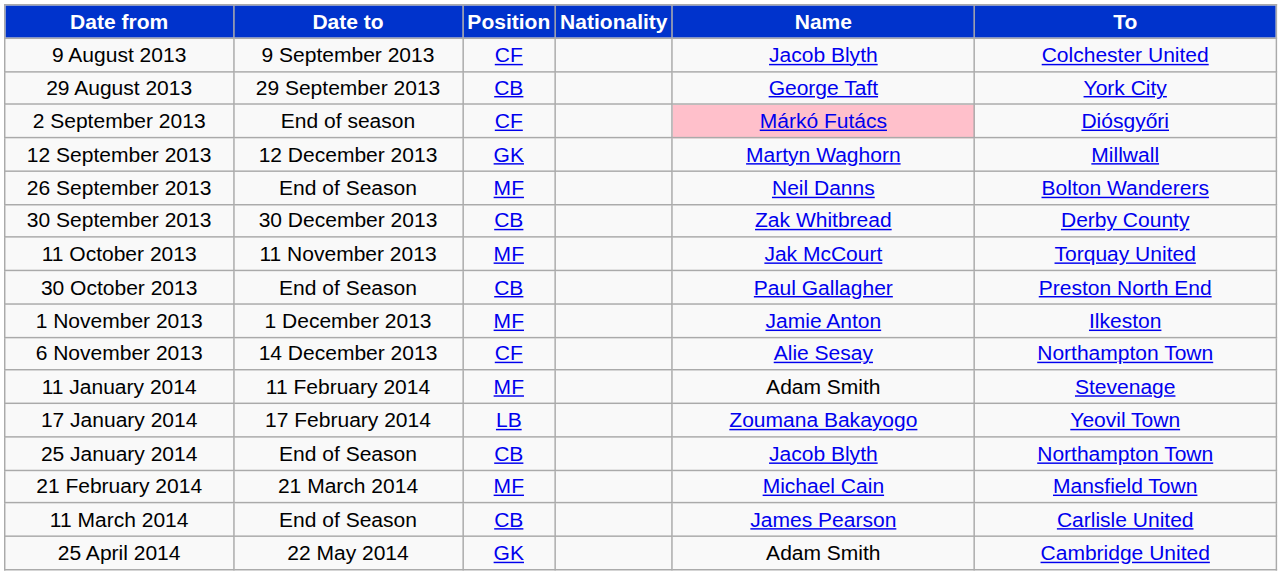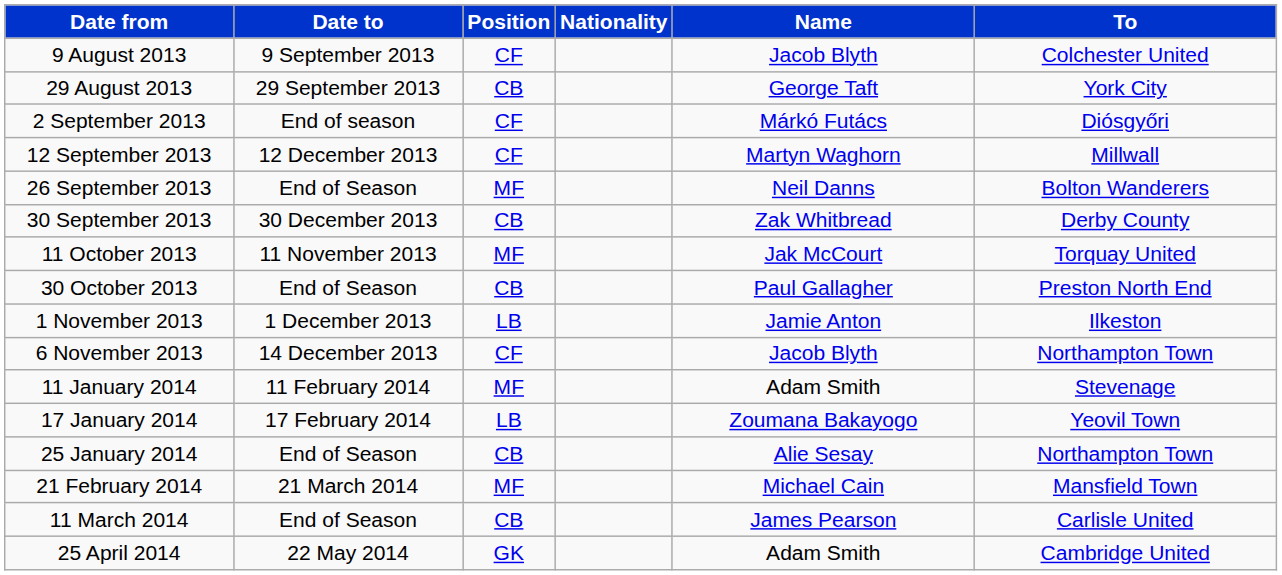(823, 121) pink background -> (823, 121) no background
(509, 155) GK -> (509, 155) CF
(509, 321) MF -> (509, 321) LB
(823, 354) Alie Sesay -> (823, 354) Jacob Blyth
(823, 454) Jacob Blyth -> (823, 454) Alie Sesay
